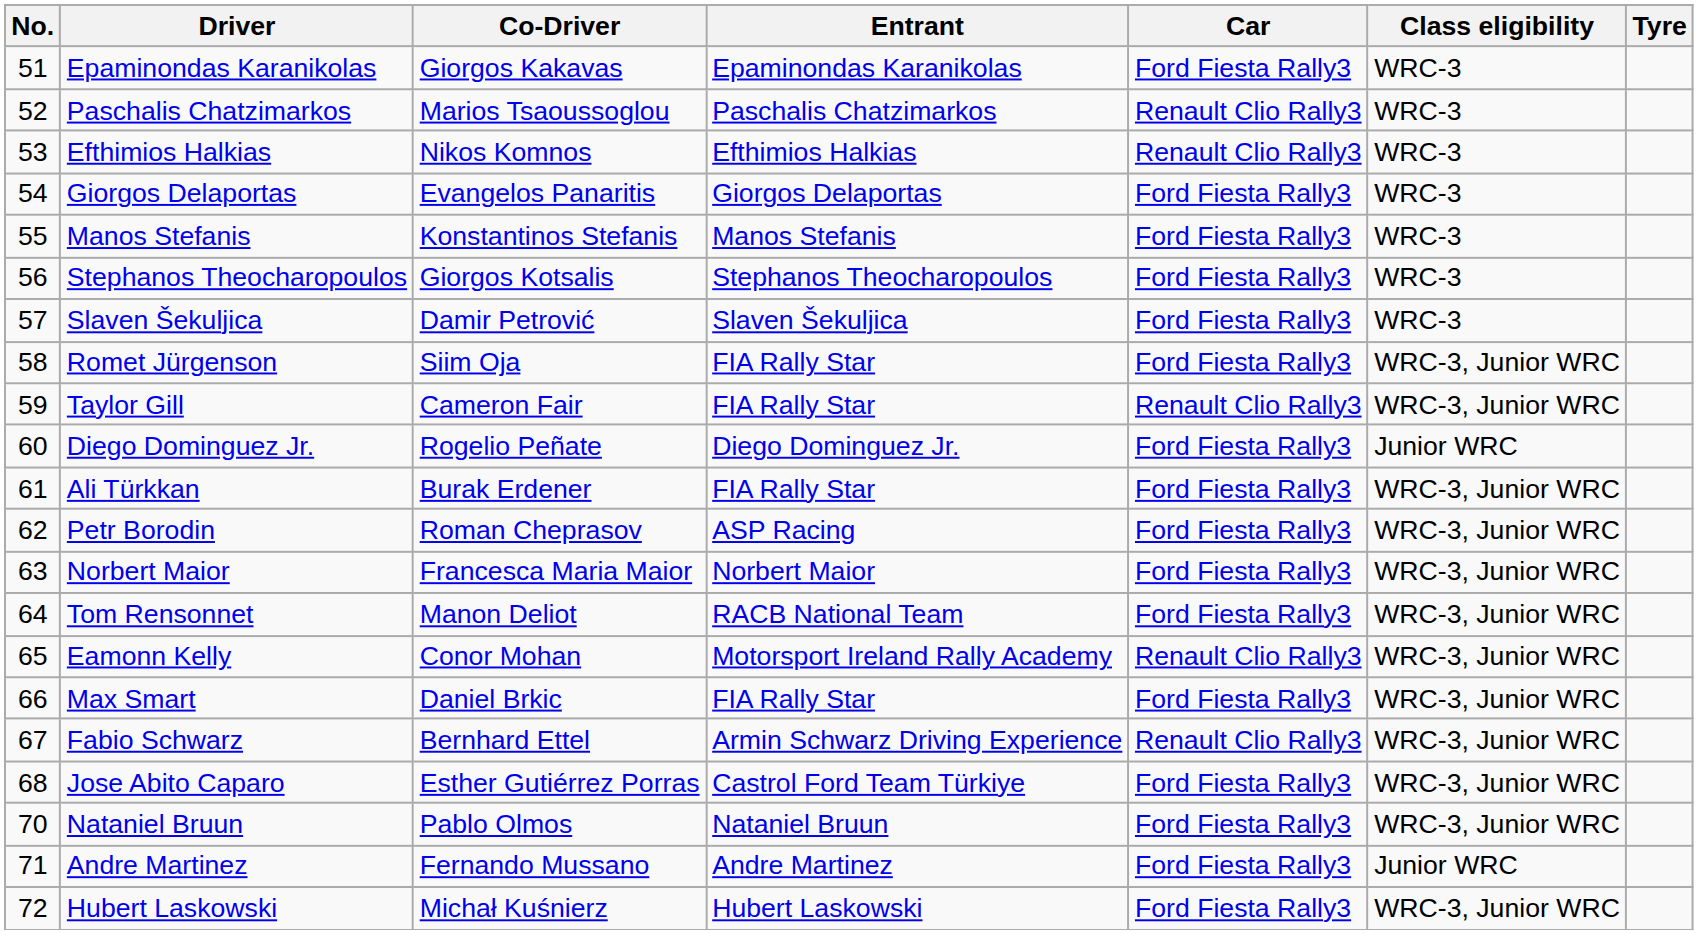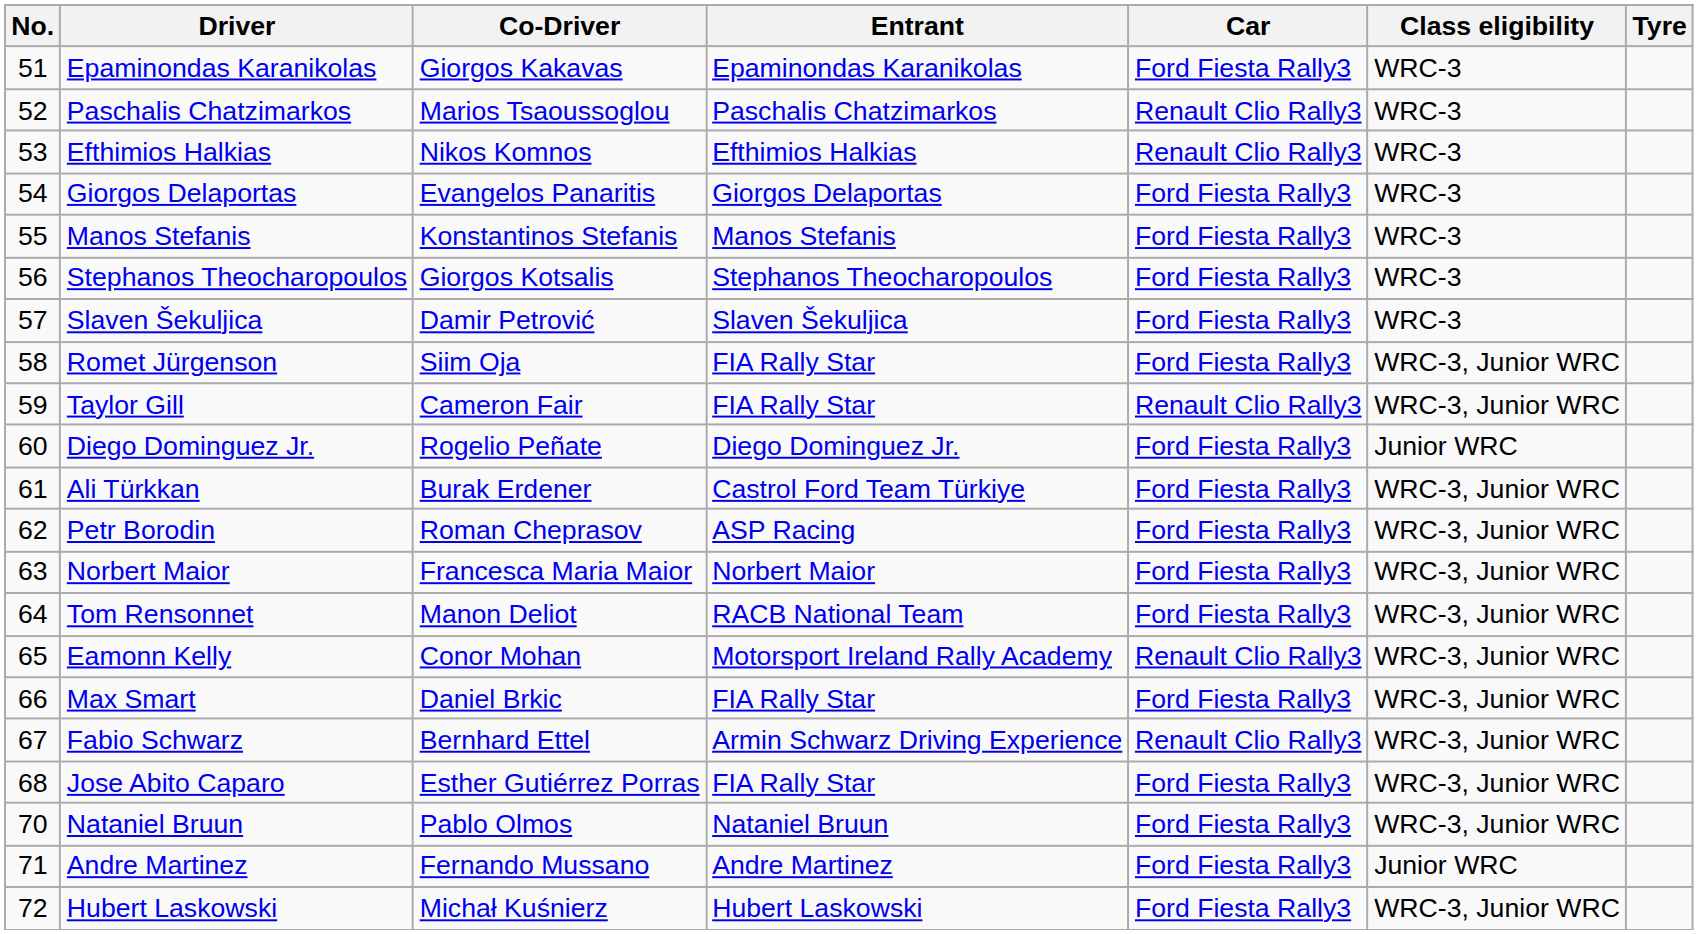(794, 488) FIA Rally Star -> (869, 488) Castrol Ford Team Türkiye
(869, 782) Castrol Ford Team Türkiye -> (794, 782) FIA Rally Star
